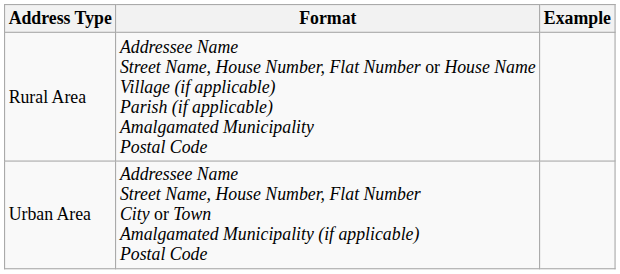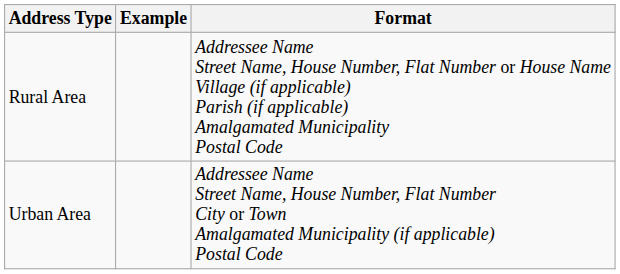columns swapped: (328, 18) <-> (577, 18)
